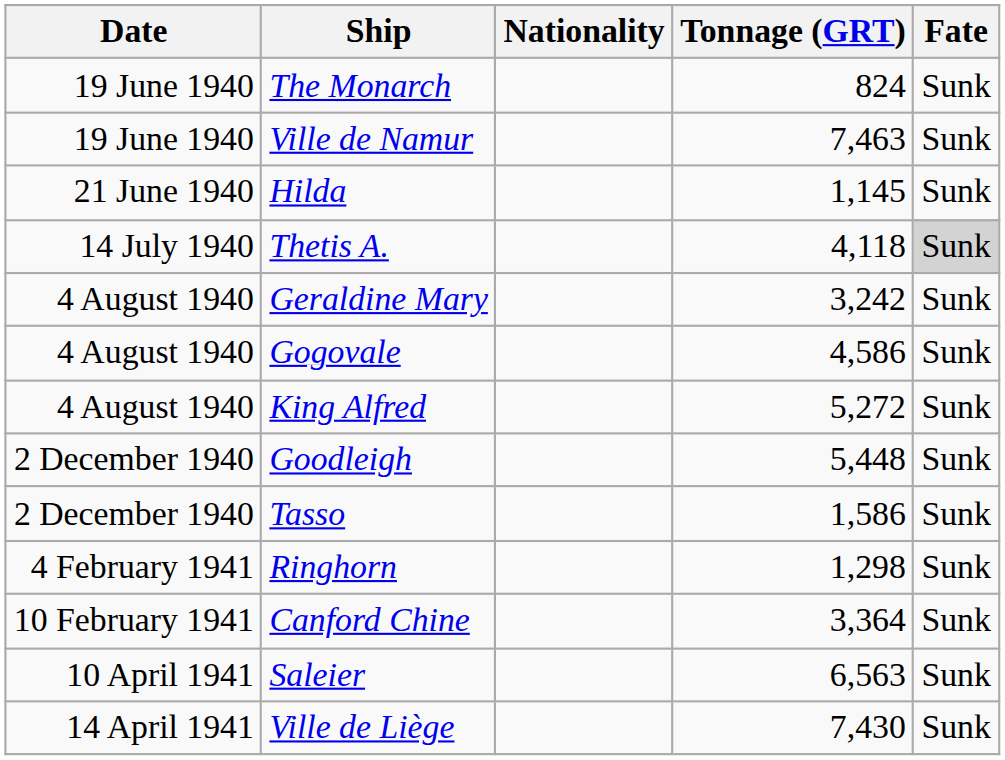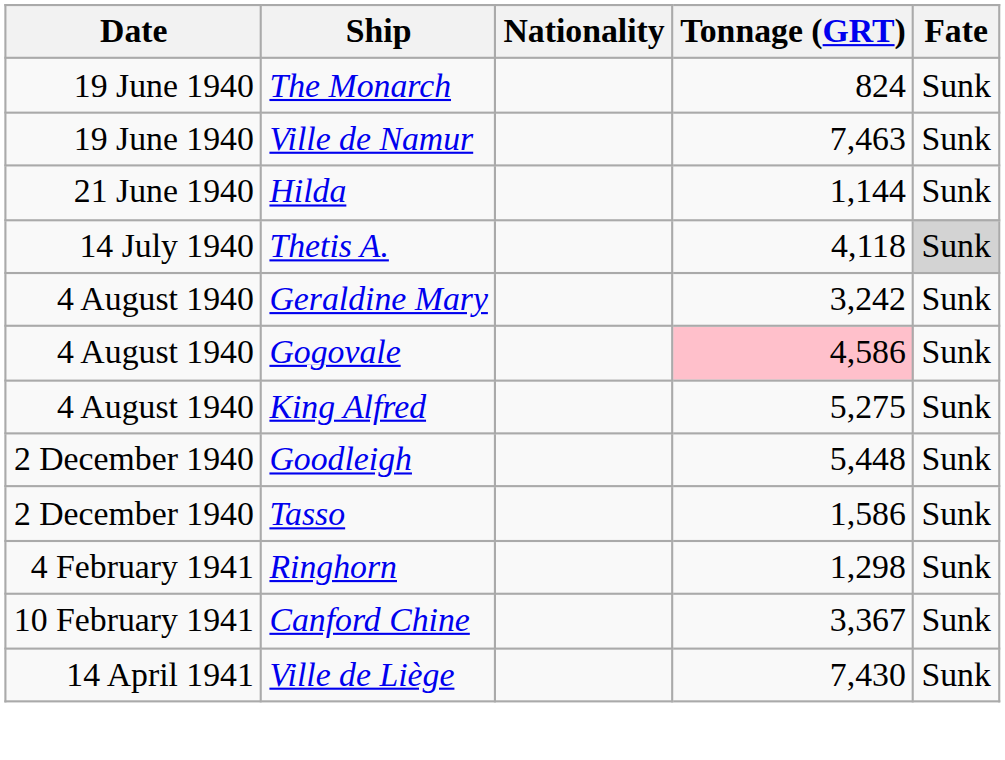(868, 191) 1,145 -> (868, 191) 1,144
(868, 352) no background -> (868, 352) pink background
(868, 406) 5,272 -> (868, 406) 5,275
(868, 620) 3,364 -> (868, 620) 3,367
- row: (317, 673)
